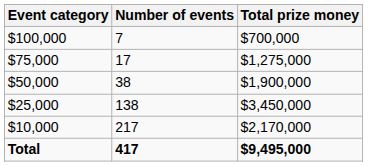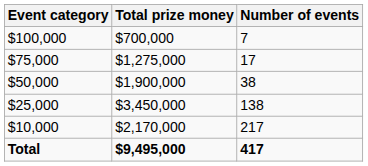columns swapped: (175, 15) <-> (300, 15)
